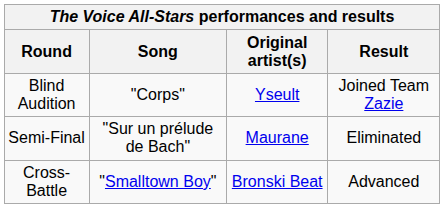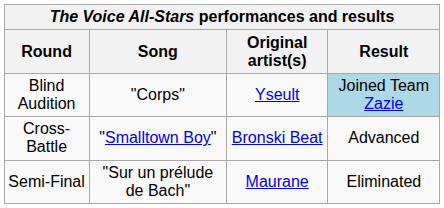(384, 94) no background -> (384, 94) lightblue background
rows swapped: (47, 181) <-> (47, 138)
